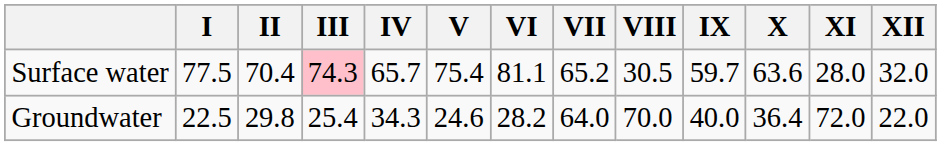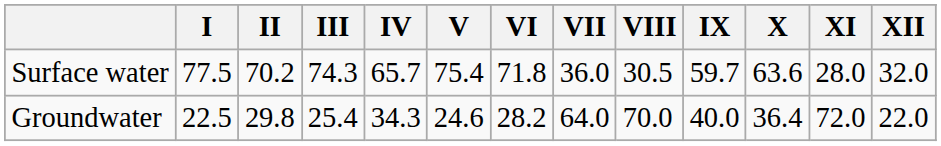(270, 72) 70.4 -> (270, 72) 70.2
(333, 72) pink background -> (333, 72) no background
(522, 72) 81.1 -> (522, 72) 71.8
(585, 72) 65.2 -> (585, 72) 36.0
